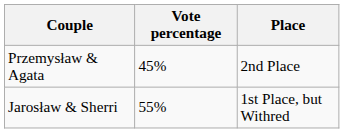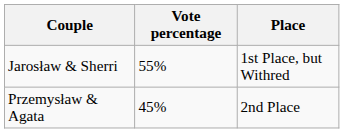rows swapped: (63, 107) <-> (53, 66)
